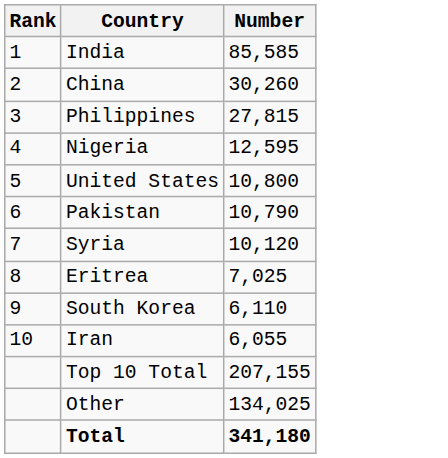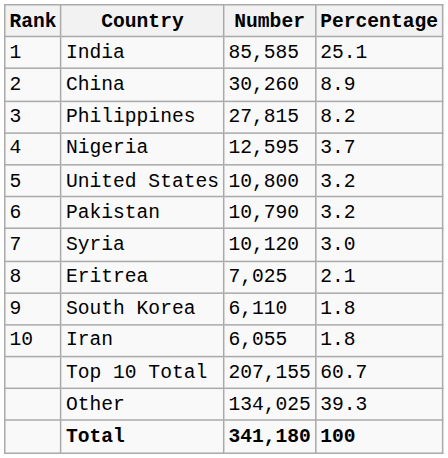+ column: (379, 21)
